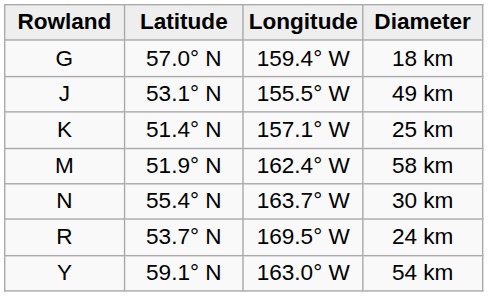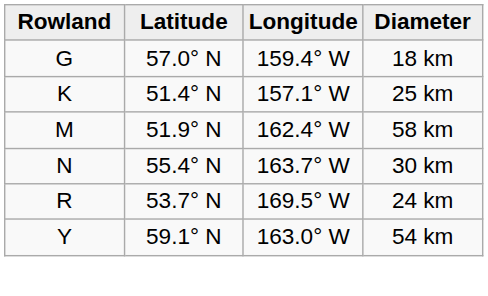- row: (423, 93)
